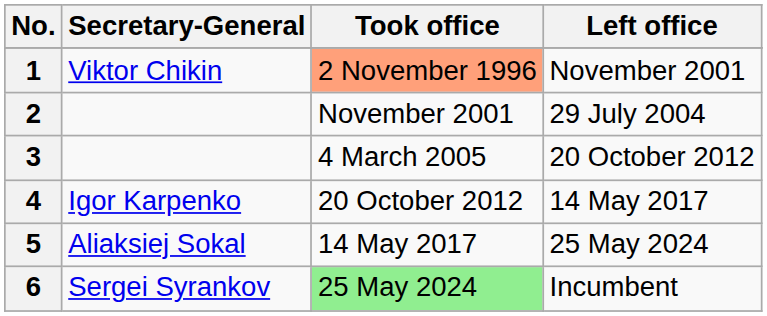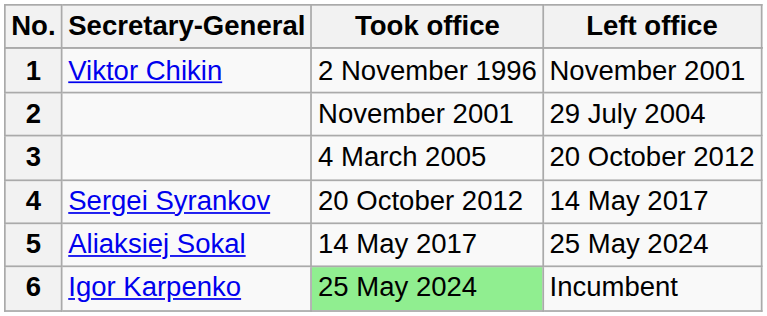(427, 69) lightsalmon background -> (427, 69) no background
(155, 200) Igor Karpenko -> (169, 200) Sergei Syrankov
(169, 288) Sergei Syrankov -> (155, 288) Igor Karpenko
